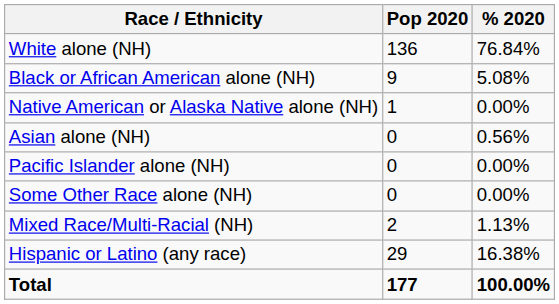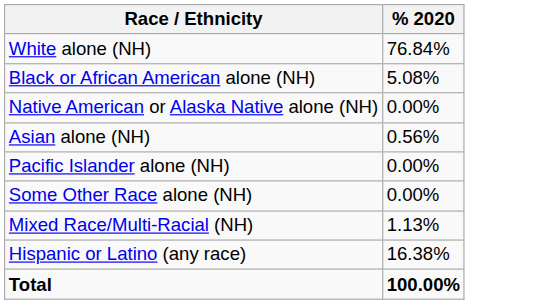- column: (427, 19)
